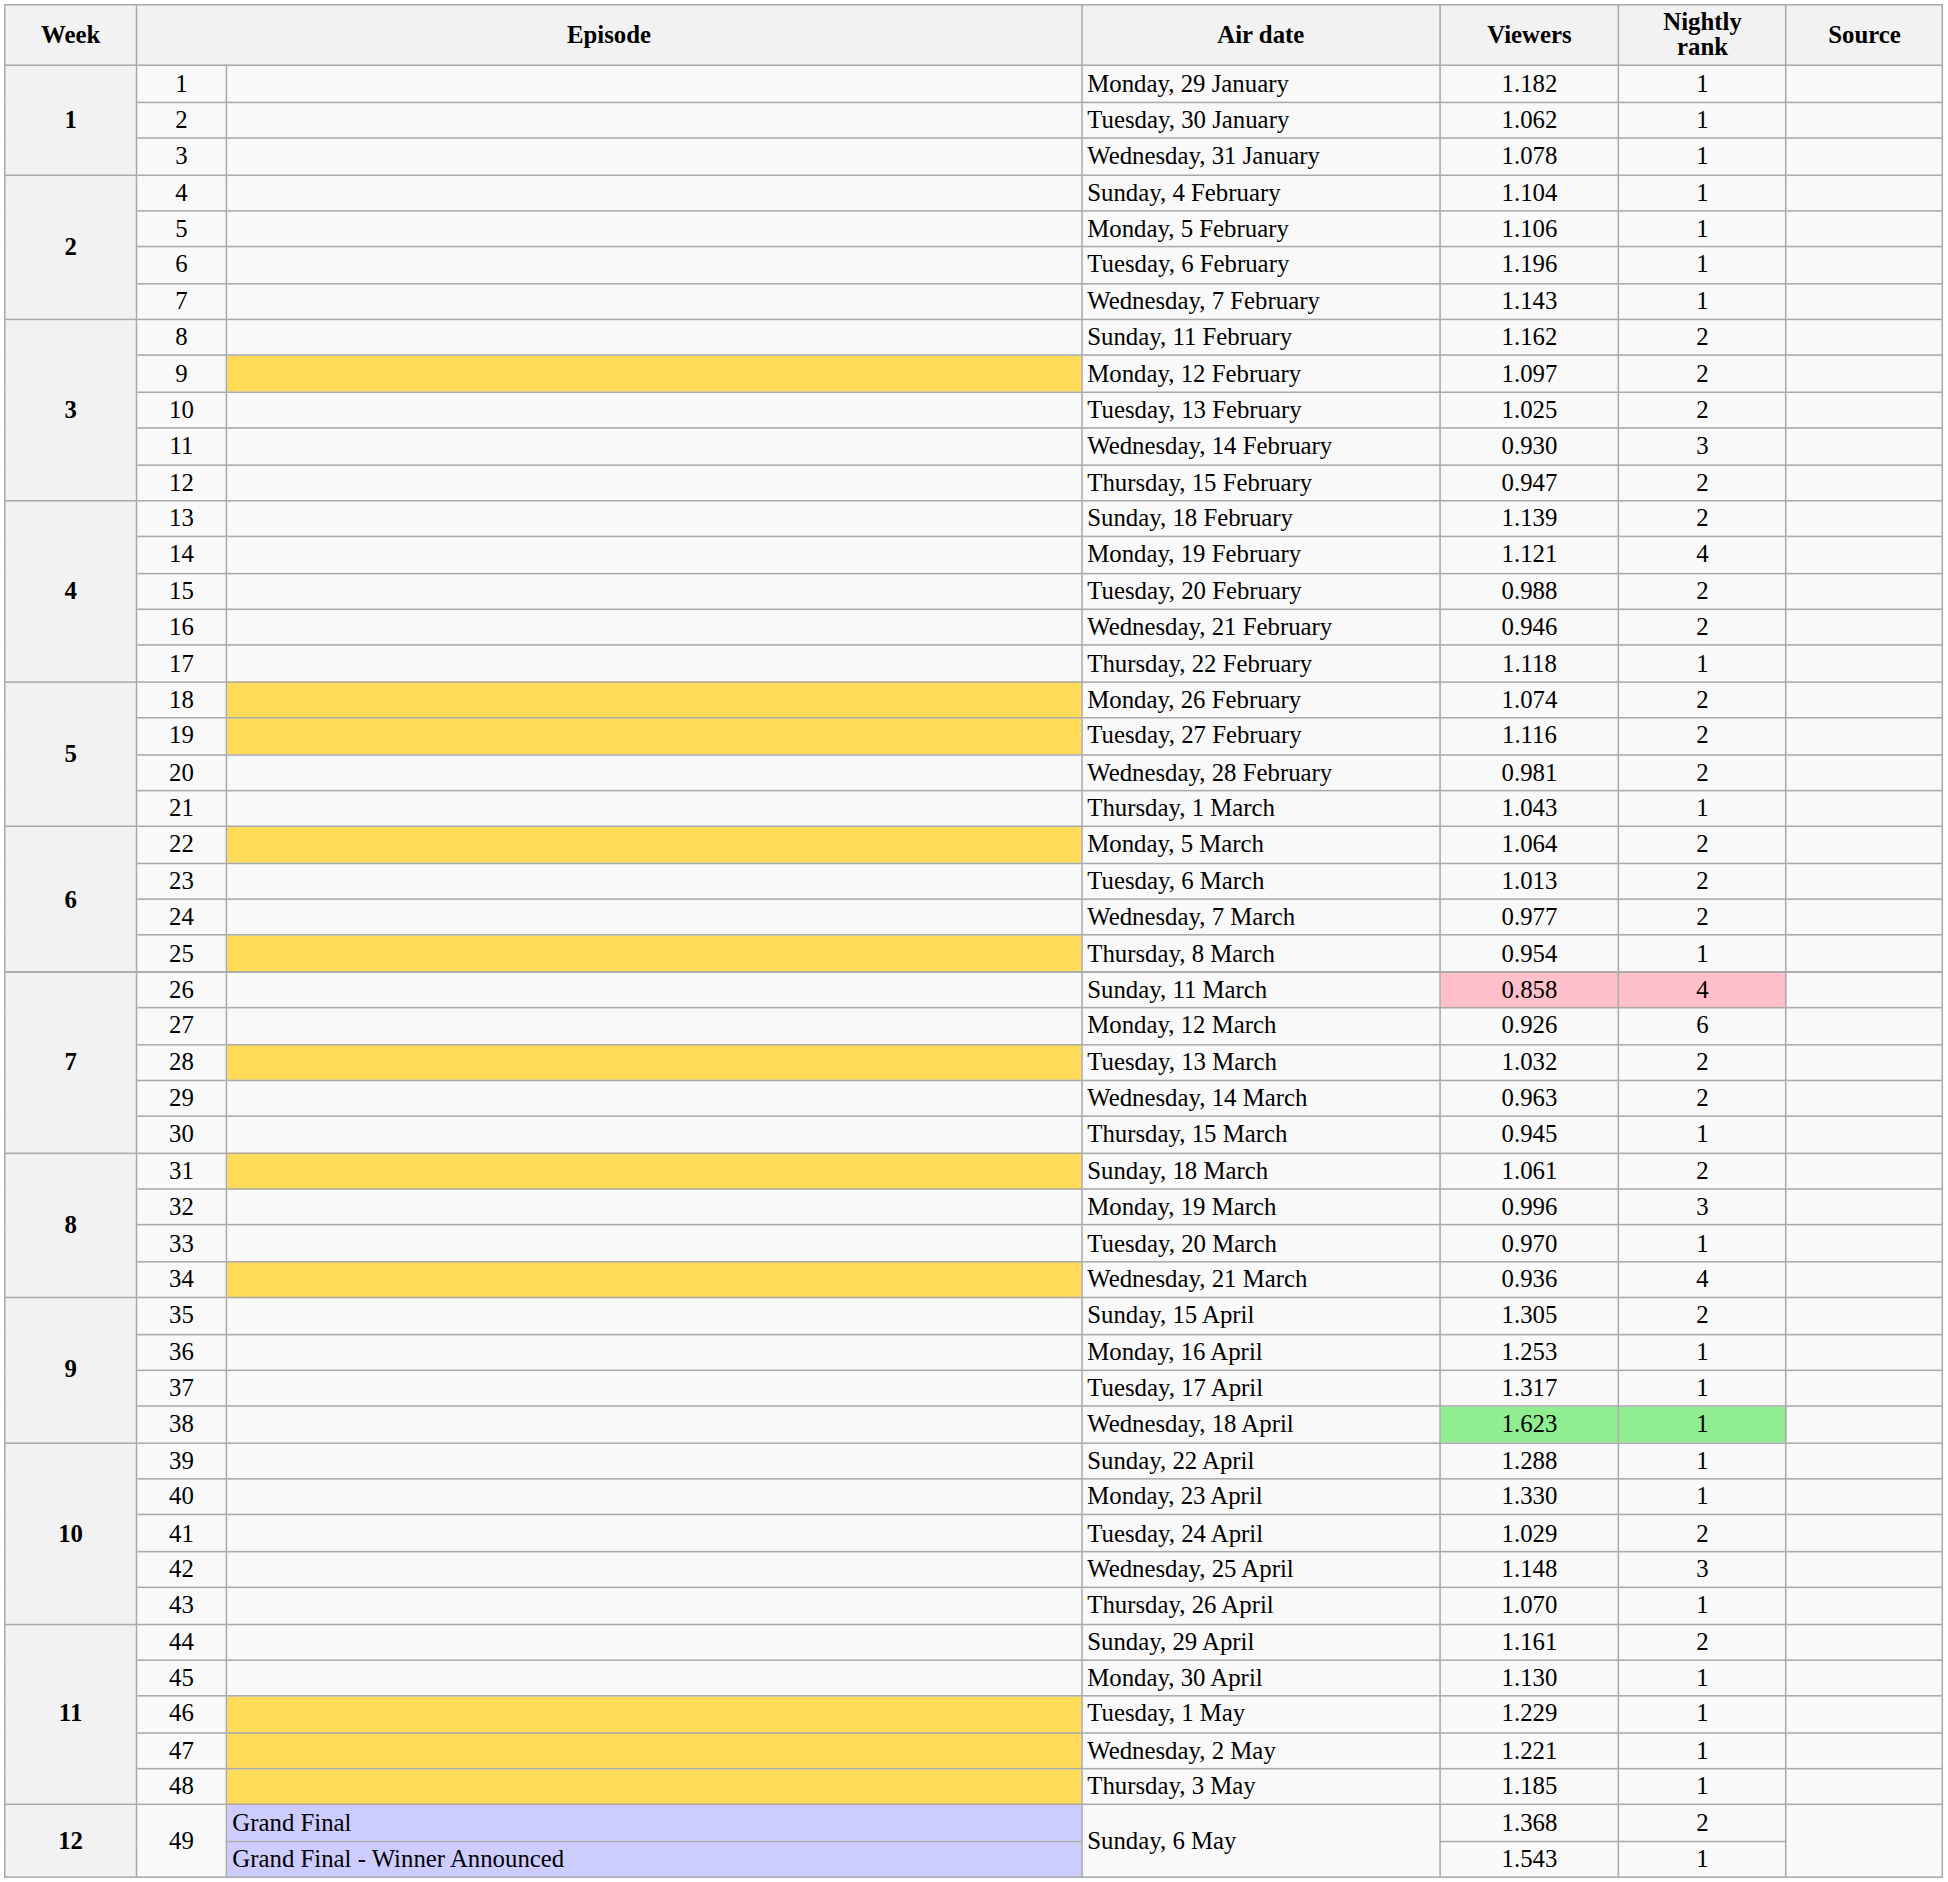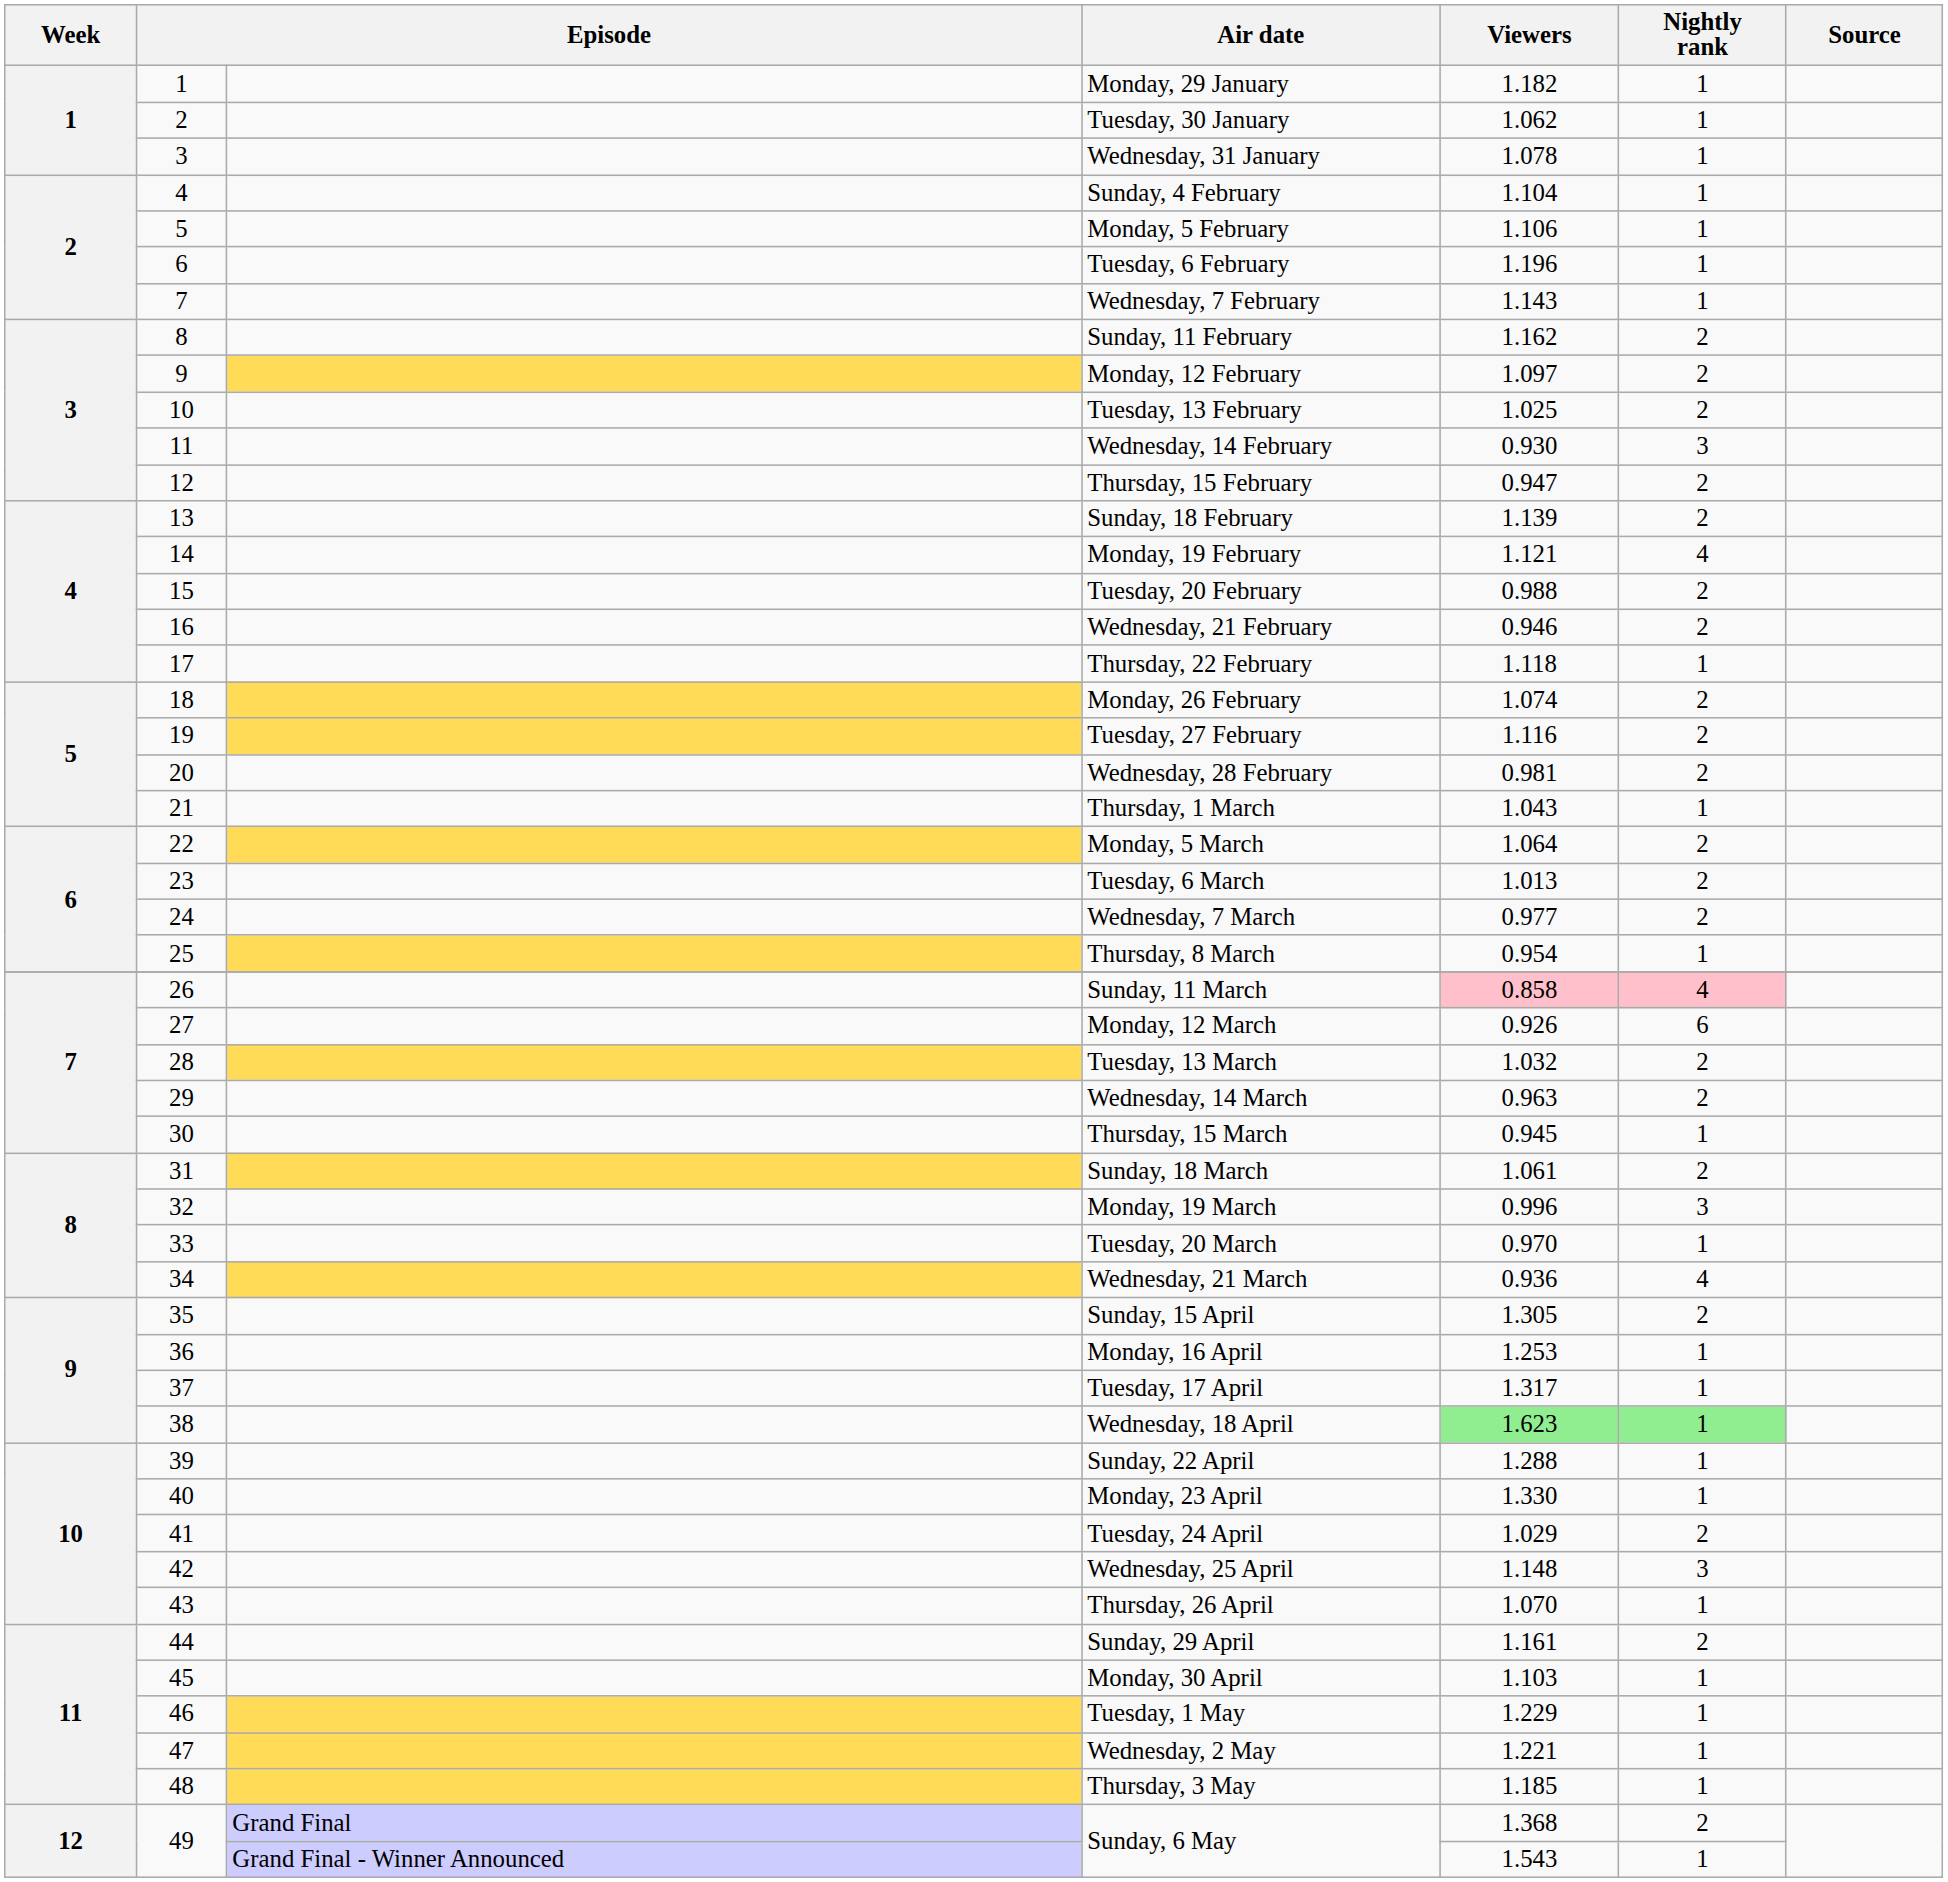(1529, 1677) 1.130 -> (1529, 1677) 1.103
